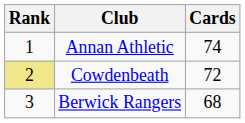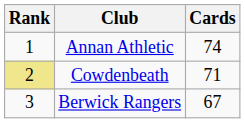(212, 74) 72 -> (212, 74) 71
(212, 103) 68 -> (212, 103) 67
